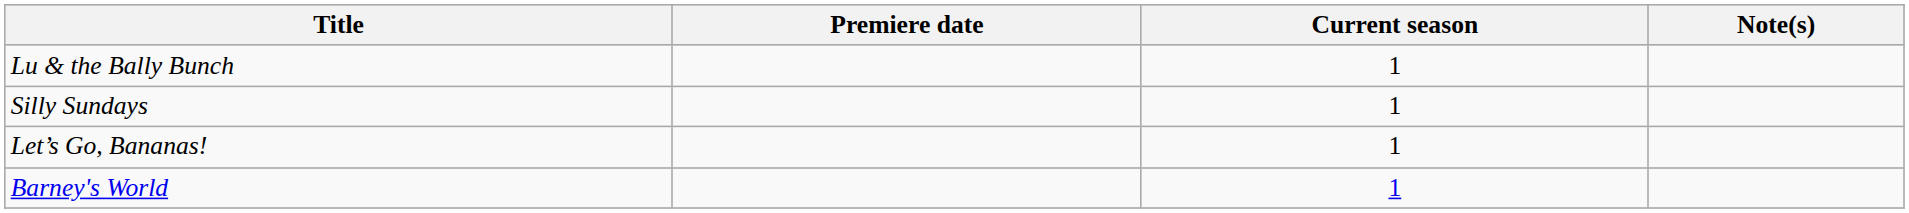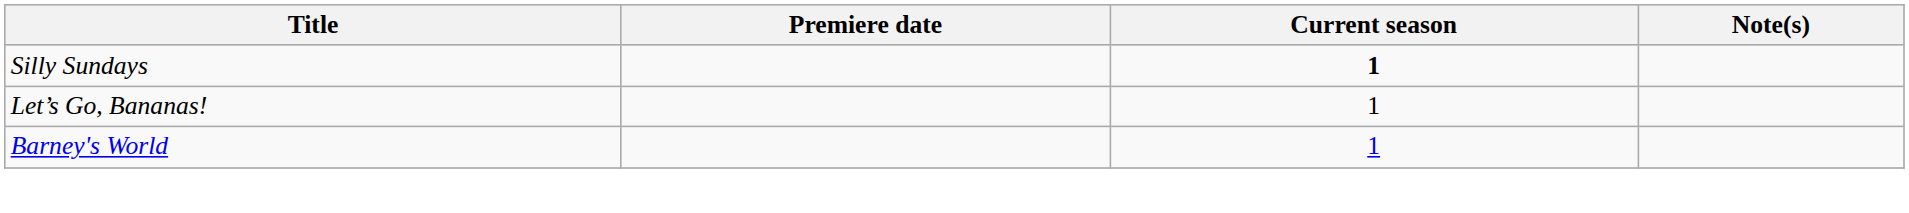- row: (122, 65)
(1395, 106) normal -> (1374, 65) bold
